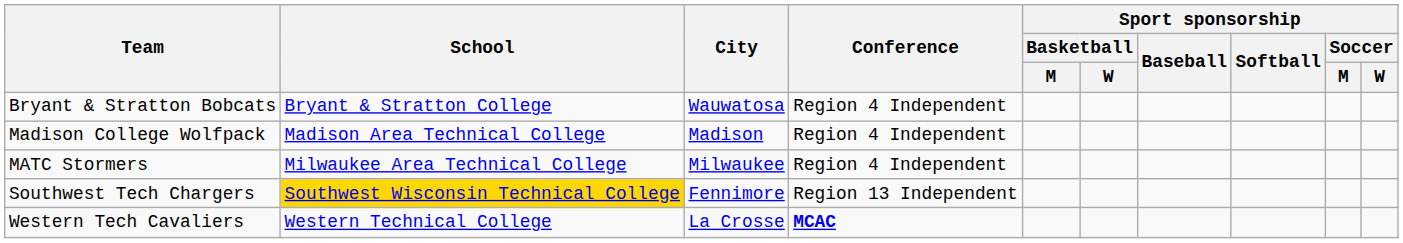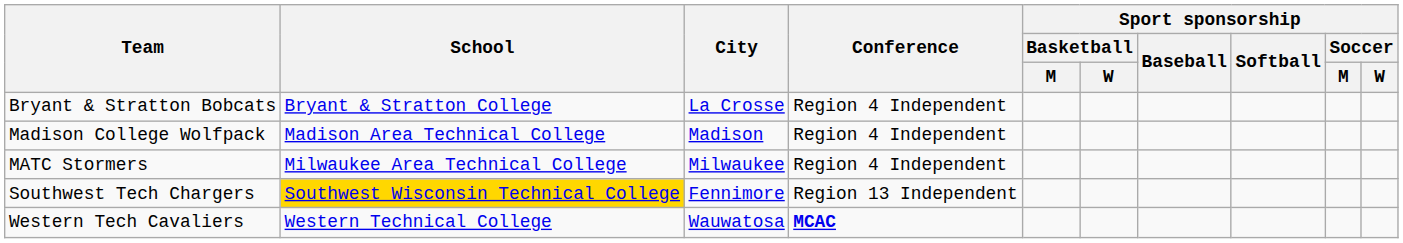(737, 106) Wauwatosa -> (737, 106) La Crosse
(737, 222) La Crosse -> (737, 222) Wauwatosa
